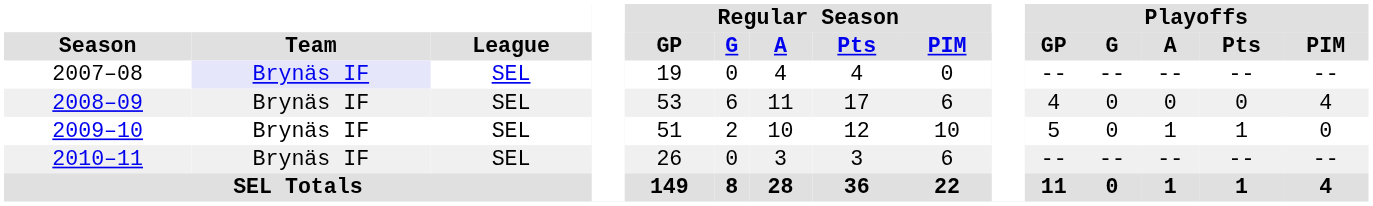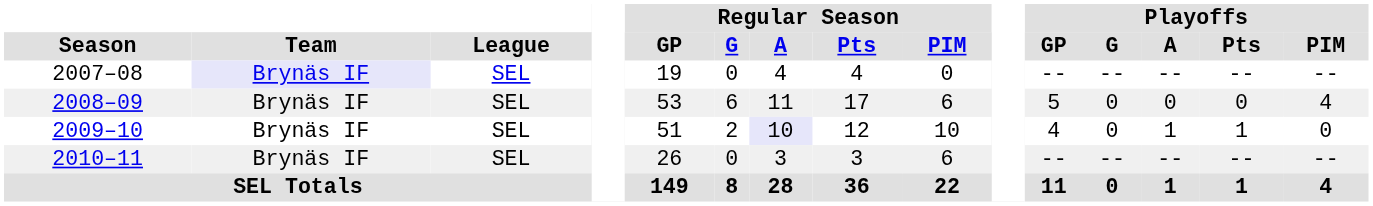(1054, 103) 4 -> (1054, 103) 5
(780, 131) no background -> (780, 131) lavender background
(1054, 131) 5 -> (1054, 131) 4
